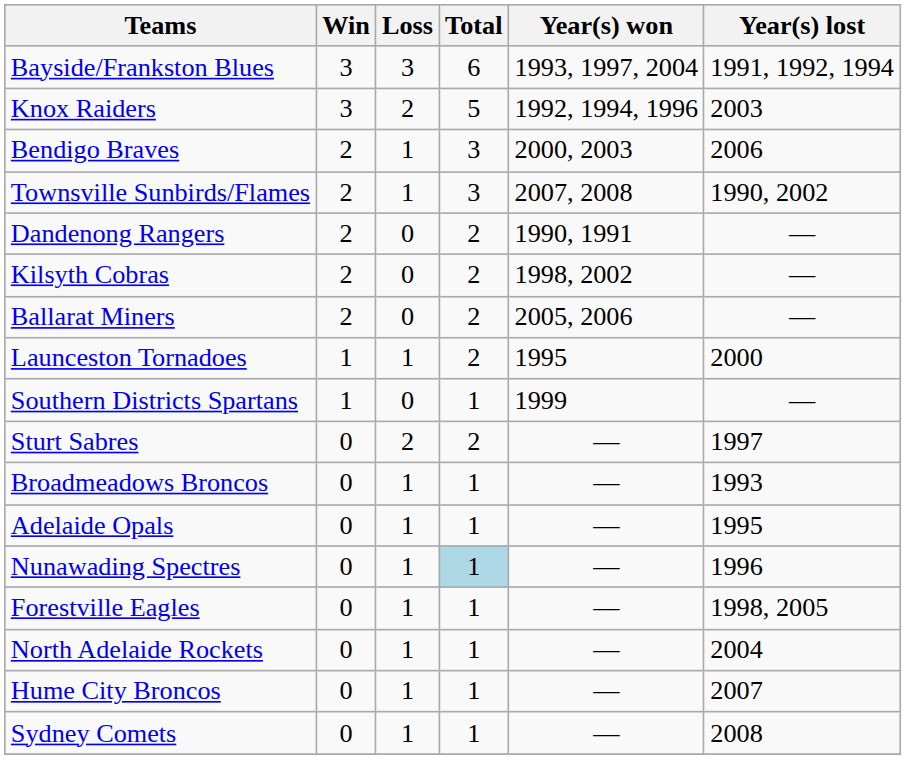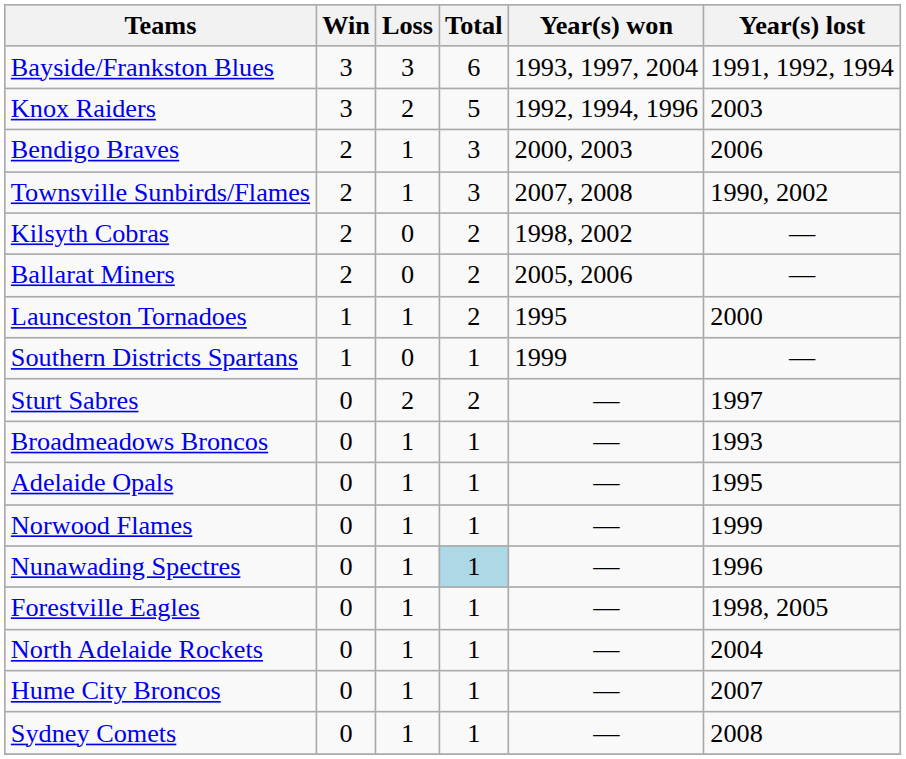- row: (118, 233)
+ row: (102, 524)
